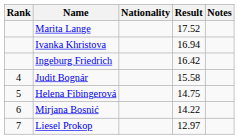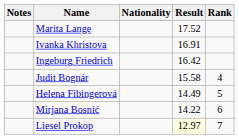columns swapped: (19, 12) <-> (220, 12)
(189, 45) 16.94 -> (189, 45) 16.91
(189, 93) 14.75 -> (189, 93) 14.49
(189, 126) no background -> (189, 126) lightyellow background
